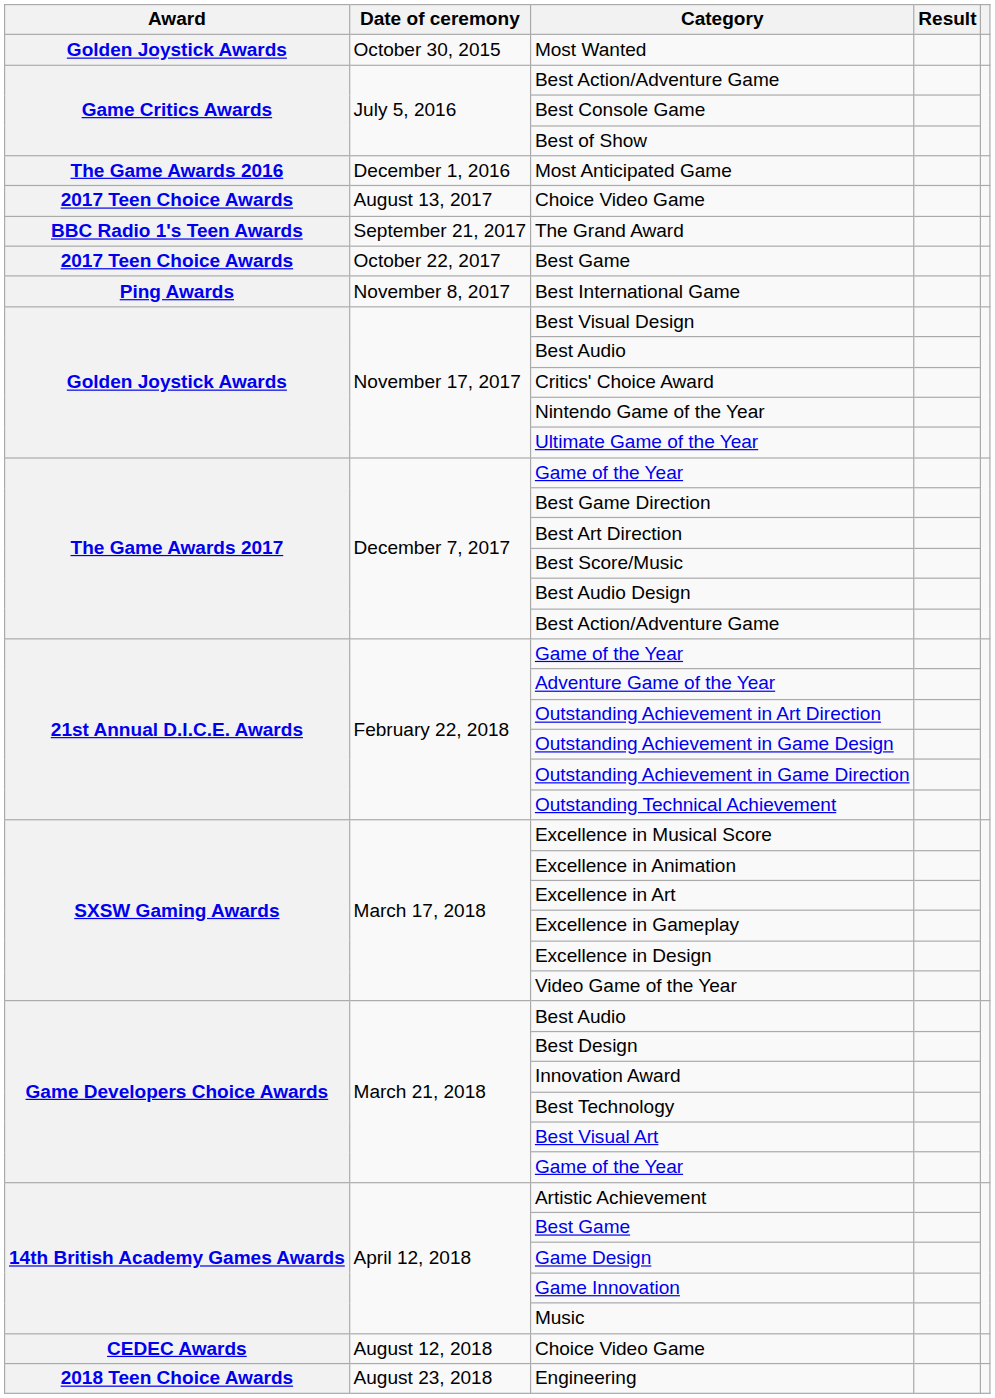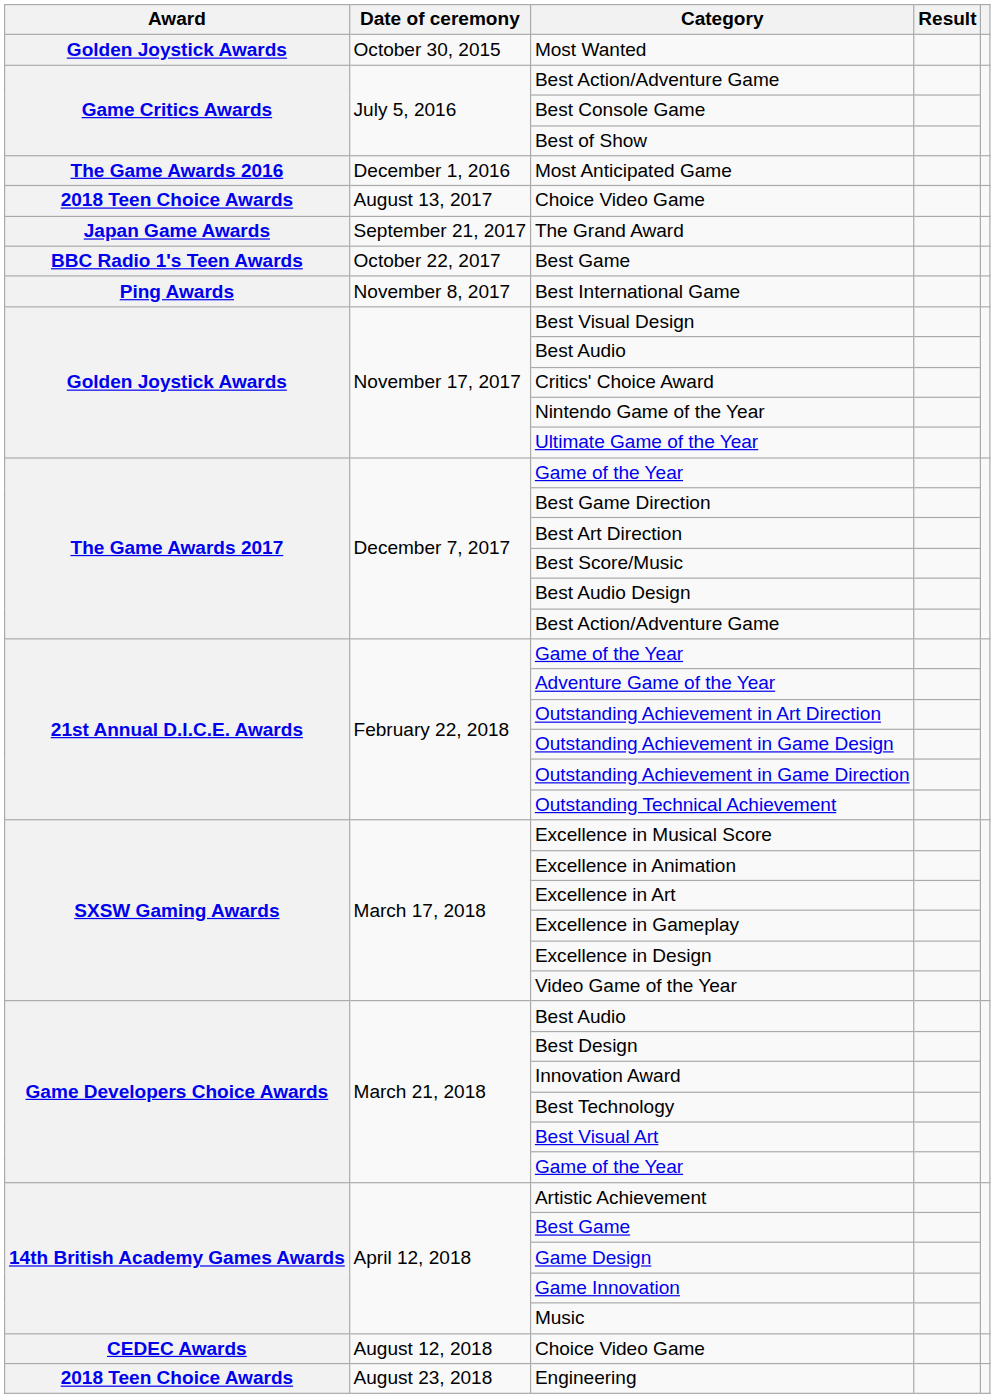(177, 200) 2017 Teen Choice Awards -> (177, 200) 2018 Teen Choice Awards
(177, 230) BBC Radio 1's Teen Awards -> (177, 230) Japan Game Awards
(177, 261) 2017 Teen Choice Awards -> (177, 261) BBC Radio 1's Teen Awards
